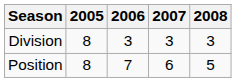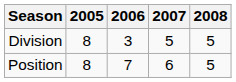(169, 41) 3 -> (169, 41) 5
(211, 41) 3 -> (211, 41) 5
